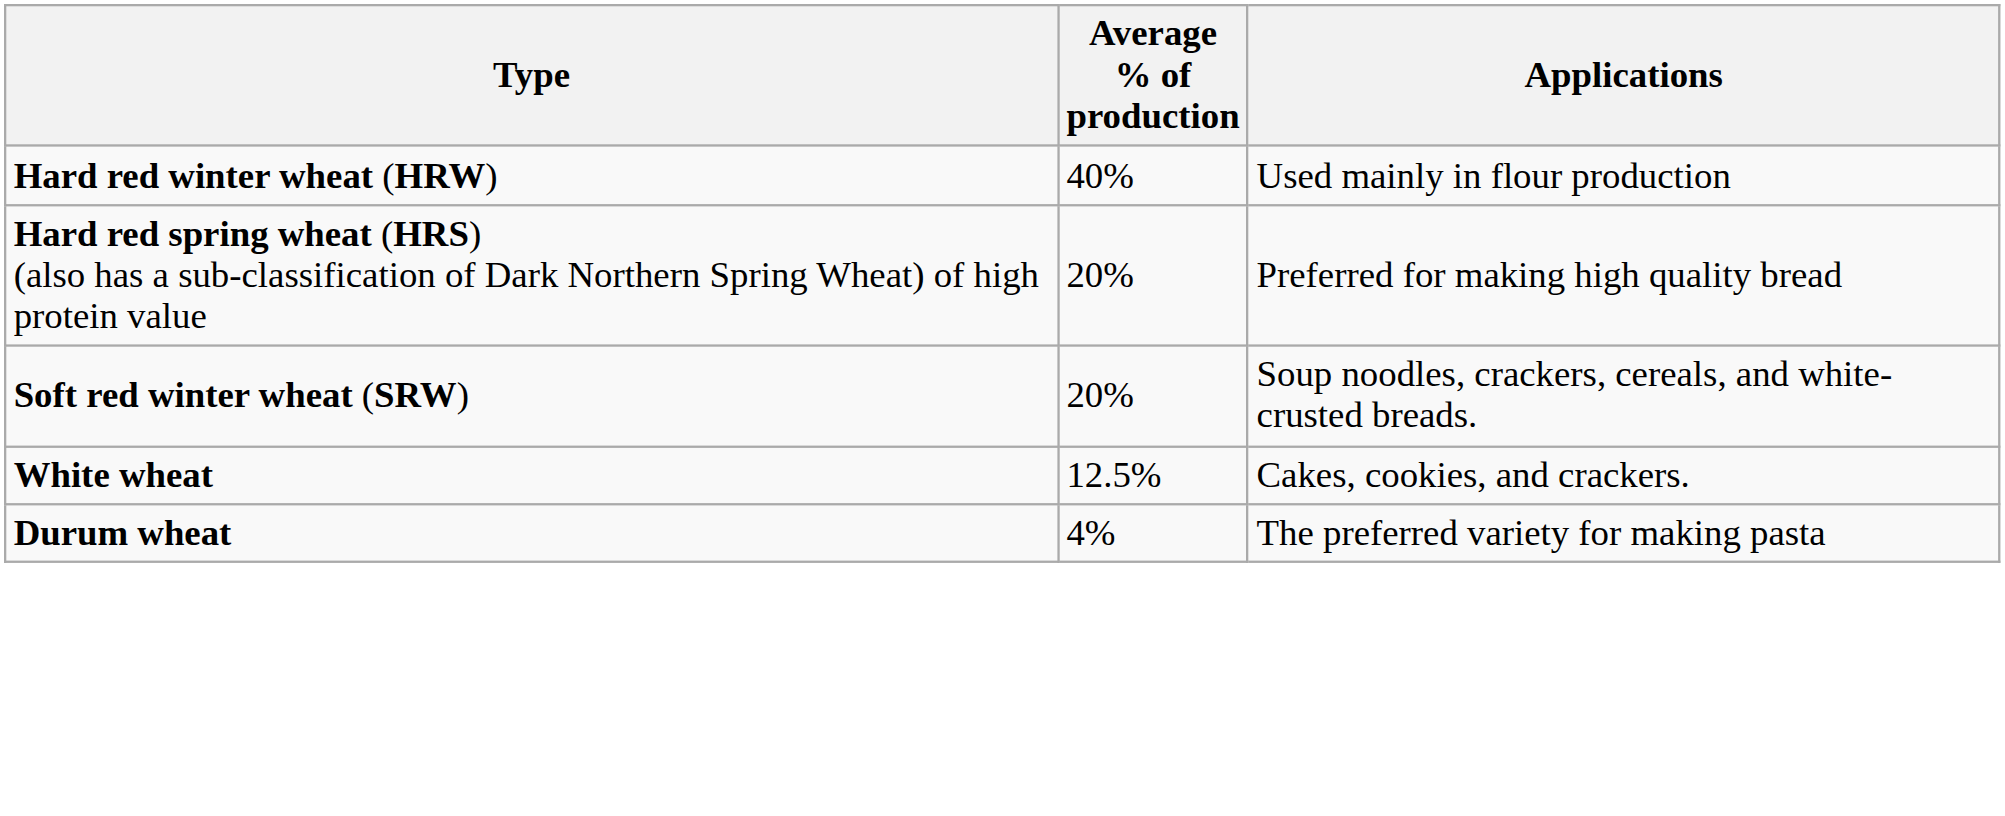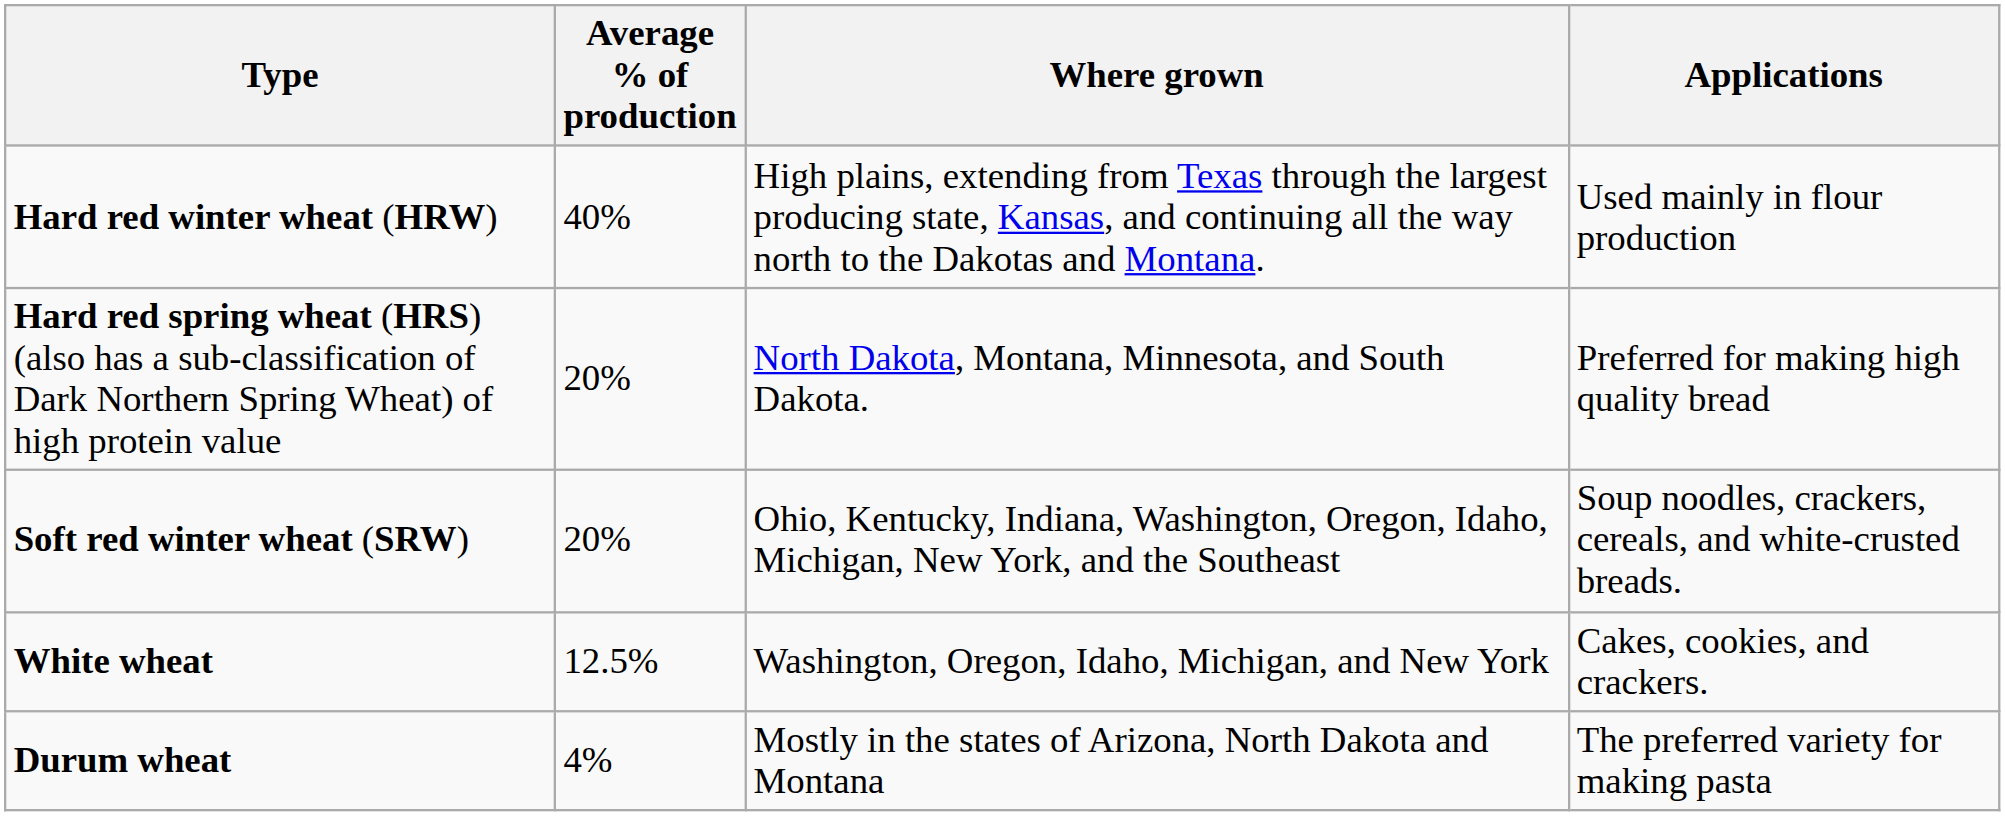+ column: (1157, 75)
